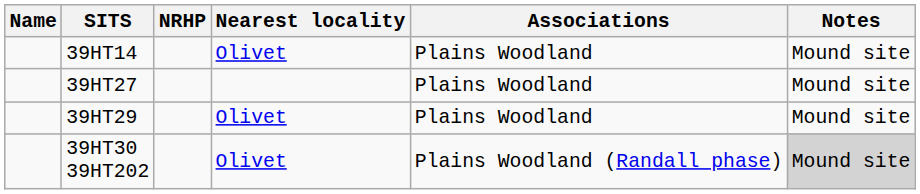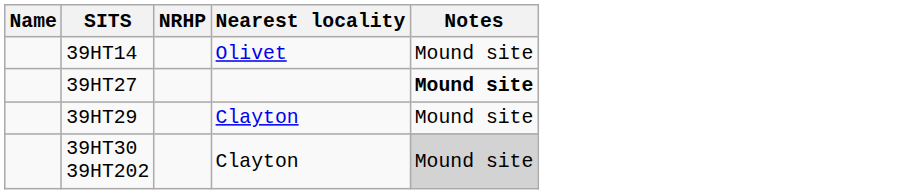- column: (599, 21)
(851, 85) normal -> (474, 85) bold
(251, 117) Olivet -> (257, 117) Clayton
(251, 161) Olivet -> (257, 161) Clayton
